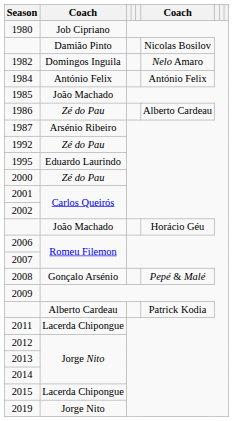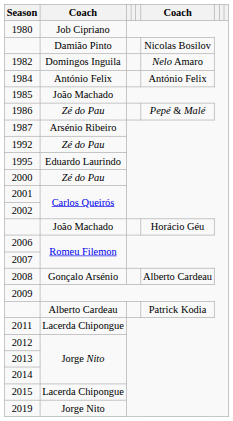(178, 111) Alberto Cardeau -> (178, 111) Pepé & Malé
(178, 276) Pepé & Malé -> (178, 276) Alberto Cardeau
